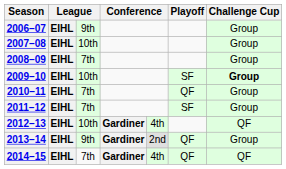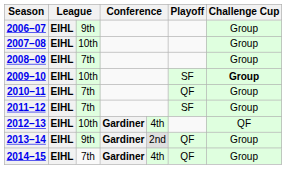(244, 156) QF -> (244, 156) Group
